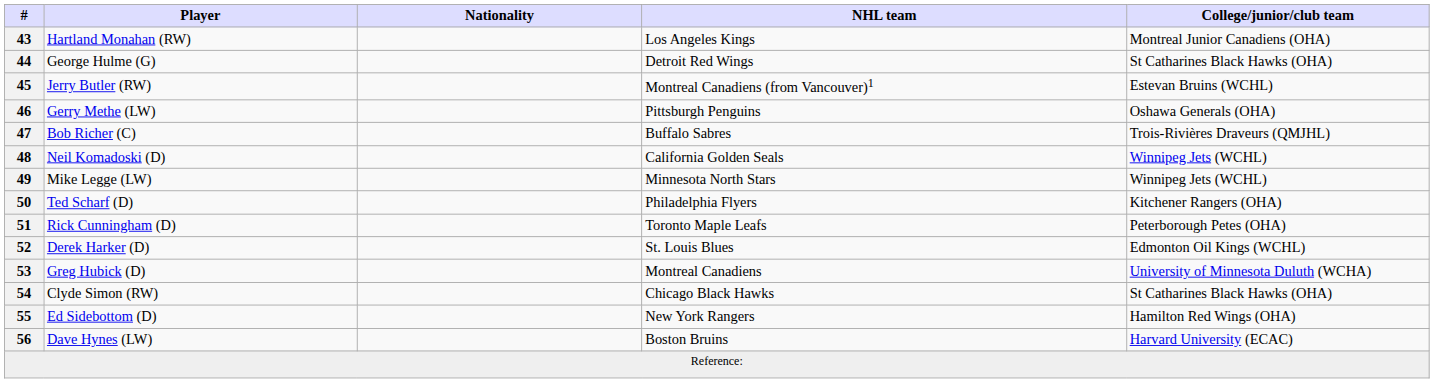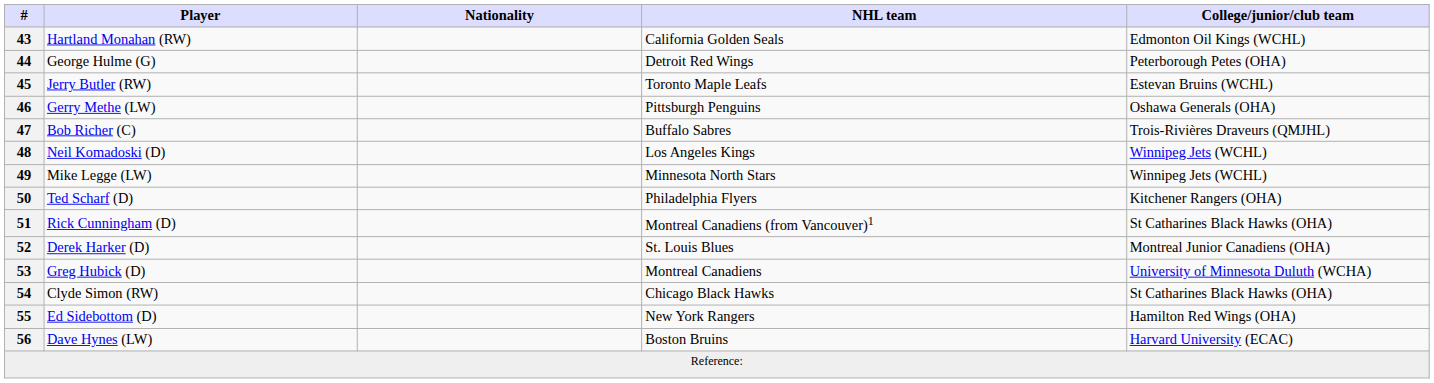(700, 38) Los Angeles Kings -> (714, 38) California Golden Seals
(1230, 38) Montreal Junior Canadiens (OHA) -> (1217, 38) Edmonton Oil Kings (WCHL)
(1231, 61) St Catharines Black Hawks (OHA) -> (1208, 61) Peterborough Petes (OHA)
(760, 86) Montreal Canadiens (from Vancouver)1 -> (706, 84) Toronto Maple Leafs
(714, 156) California Golden Seals -> (700, 152) Los Angeles Kings
(706, 225) Toronto Maple Leafs -> (760, 223) Montreal Canadiens (from Vancouver)1
(1208, 225) Peterborough Petes (OHA) -> (1231, 223) St Catharines Black Hawks (OHA)
(1217, 248) Edmonton Oil Kings (WCHL) -> (1230, 248) Montreal Junior Canadiens (OHA)
